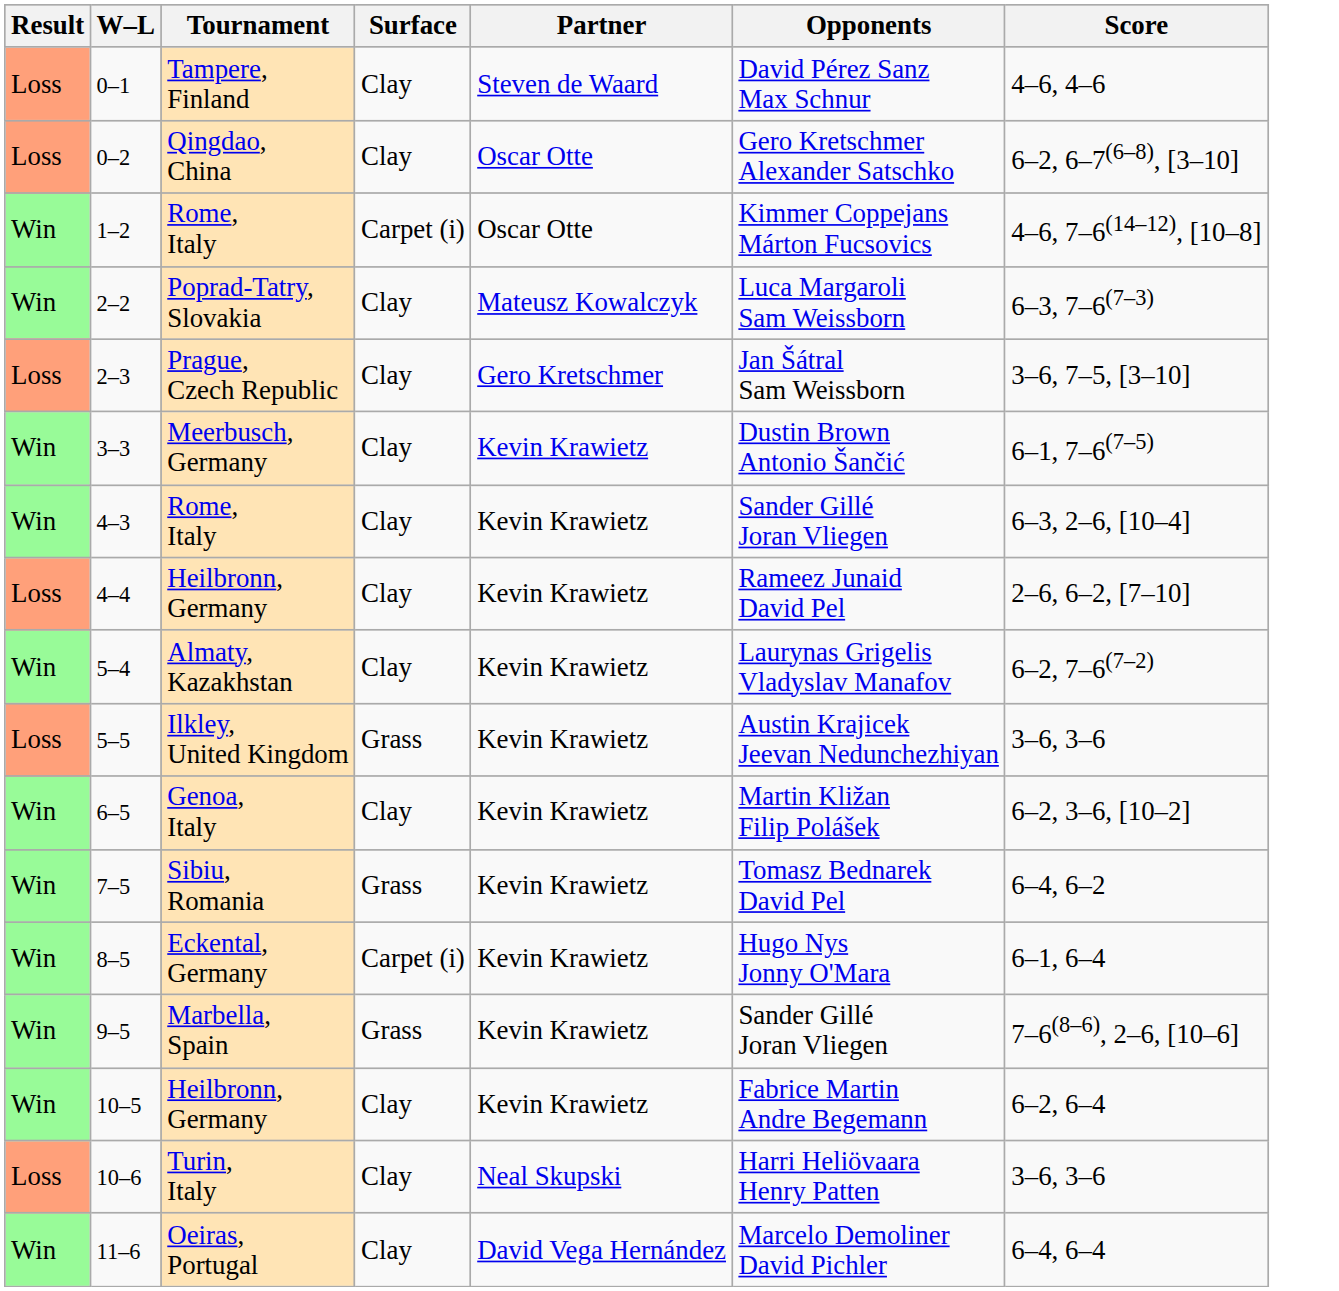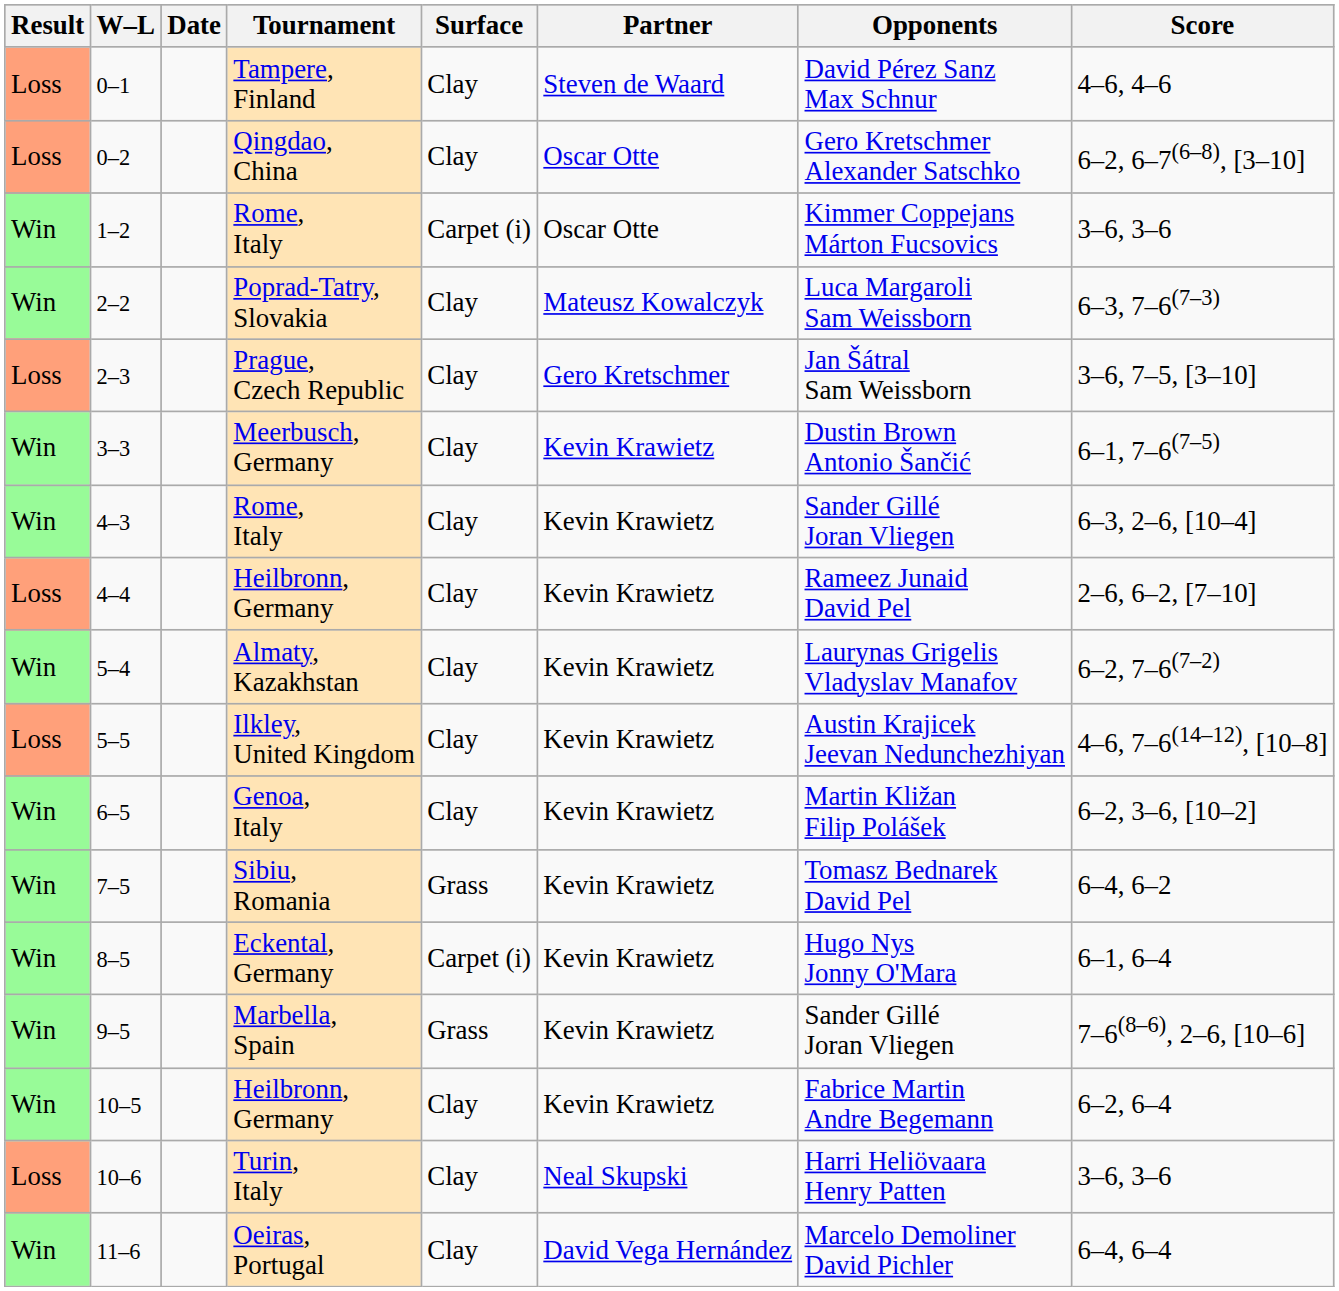+ column: (194, 25)
(1136, 229) 4–6, 7–6(14–12), [10–8] -> (1124, 229) 3–6, 3–6
(392, 739) Grass -> (453, 739) Clay
(1058, 739) 3–6, 3–6 -> (1202, 739) 4–6, 7–6(14–12), [10–8]
